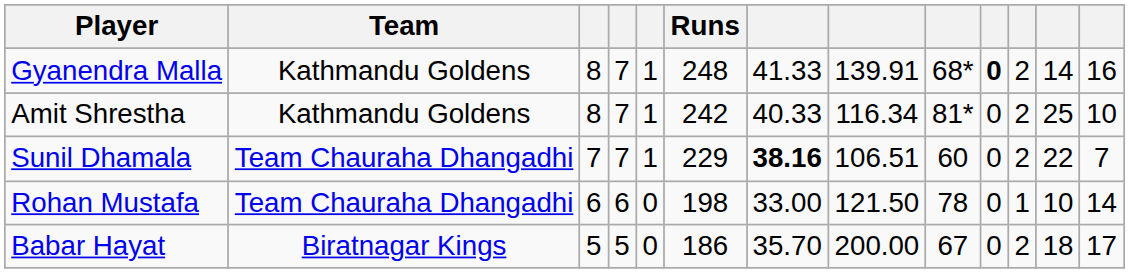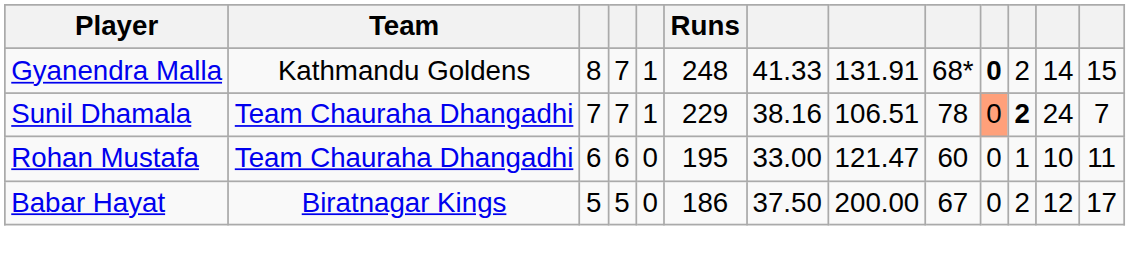(877, 70) 139.91 -> (877, 70) 131.91
(1102, 70) 16 -> (1102, 70) 15
- row: (98, 114)
(787, 158) bold -> (787, 114) normal
(953, 158) 60 -> (953, 114) 78
(994, 158) no background -> (994, 114) lightsalmon background
(1022, 158) normal -> (1022, 114) bold
(1058, 158) 22 -> (1058, 114) 24
(705, 202) 198 -> (705, 158) 195
(877, 202) 121.50 -> (877, 158) 121.47
(953, 202) 78 -> (953, 158) 60
(1102, 202) 14 -> (1102, 158) 11
(787, 245) 35.70 -> (787, 202) 37.50
(1058, 245) 18 -> (1058, 202) 12
